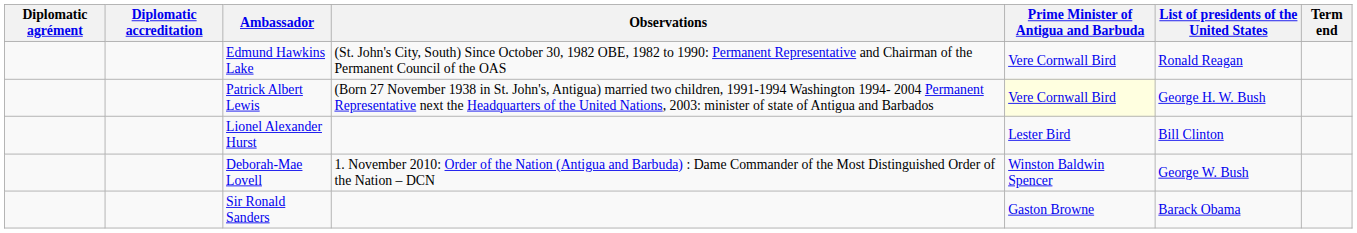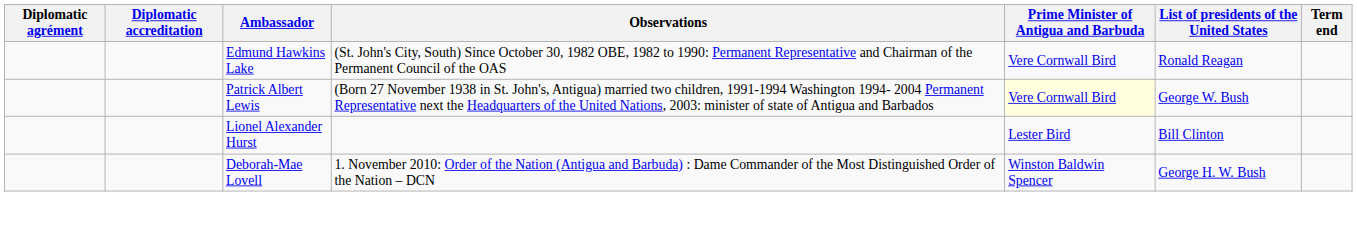(1212, 97) George H. W. Bush -> (1204, 97) George W. Bush
(1204, 172) George W. Bush -> (1212, 172) George H. W. Bush
- row: (256, 209)
